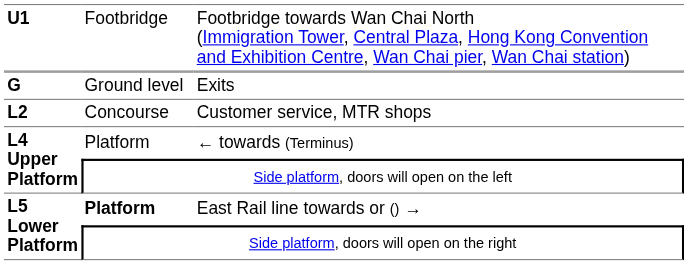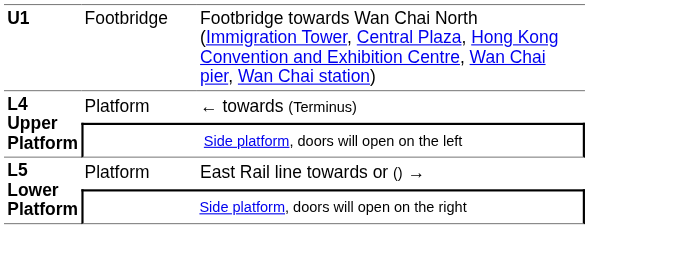- row: (216, 85)
- row: (314, 112)
(120, 209) bold -> (117, 173) normal
